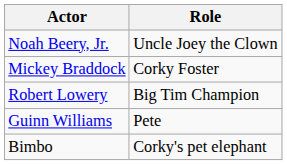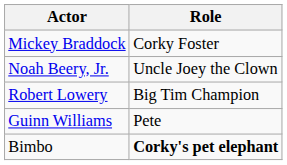rows swapped: (67, 69) <-> (59, 43)
(200, 146) normal -> (206, 146) bold
